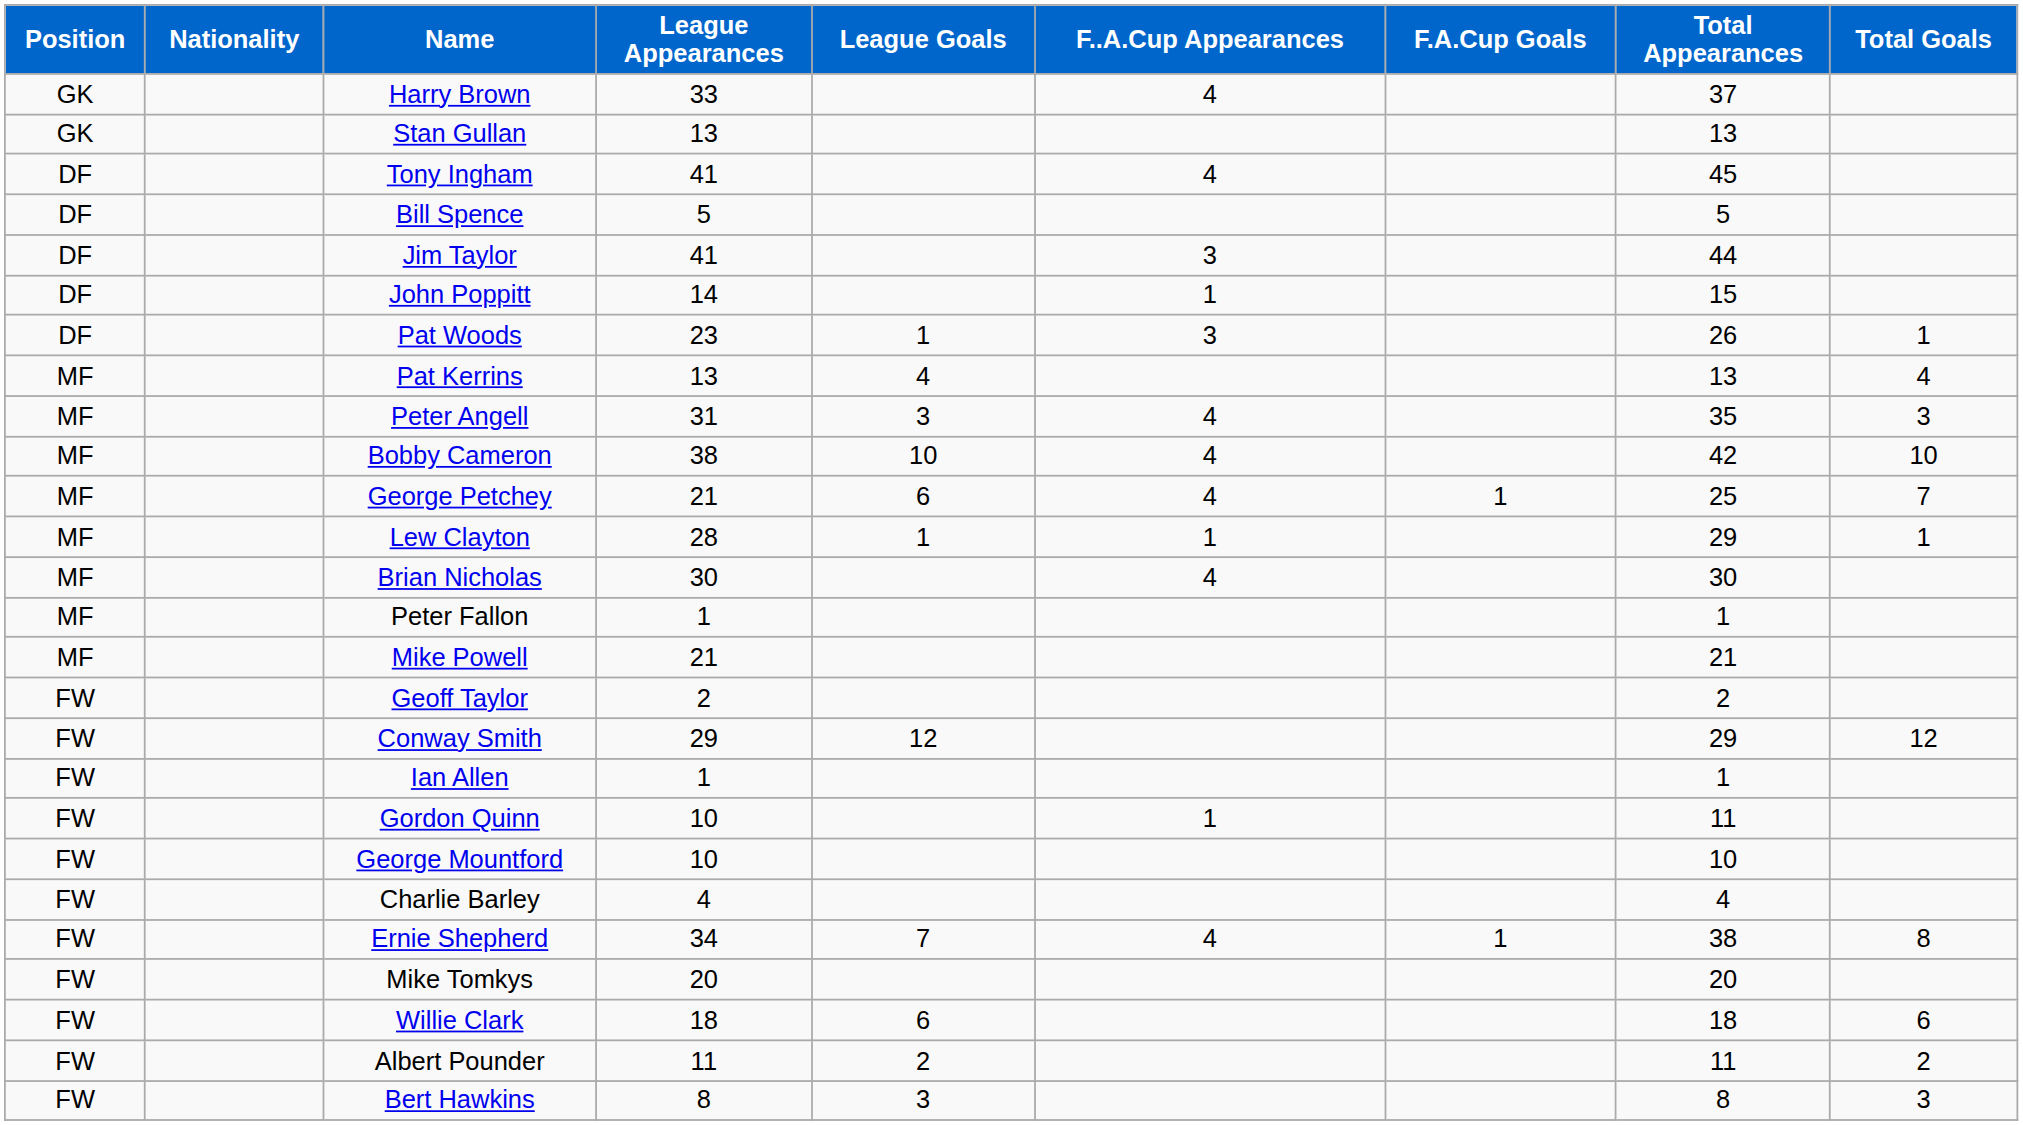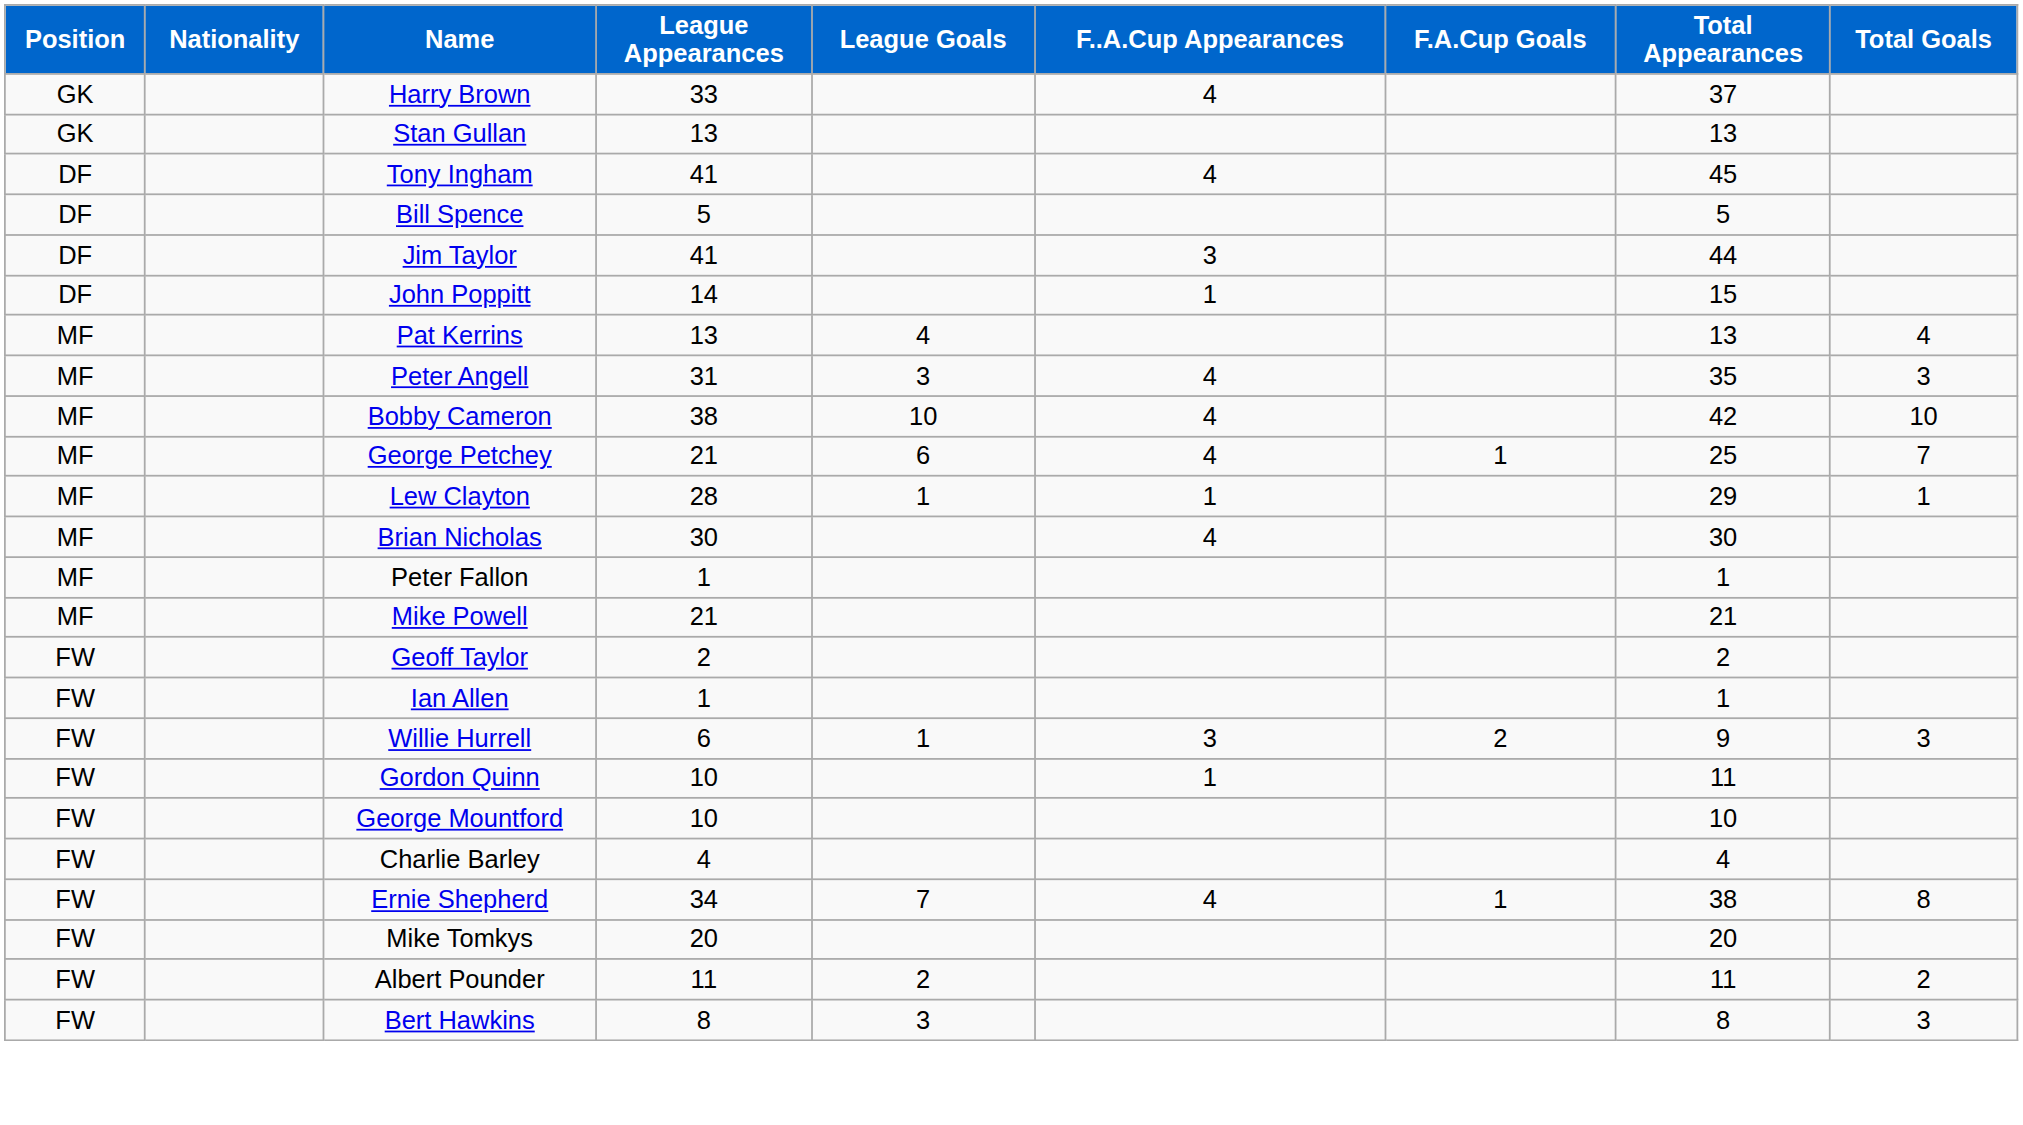- row: (460, 336)
- row: (460, 738)
+ row: (460, 738)
- row: (460, 1020)
